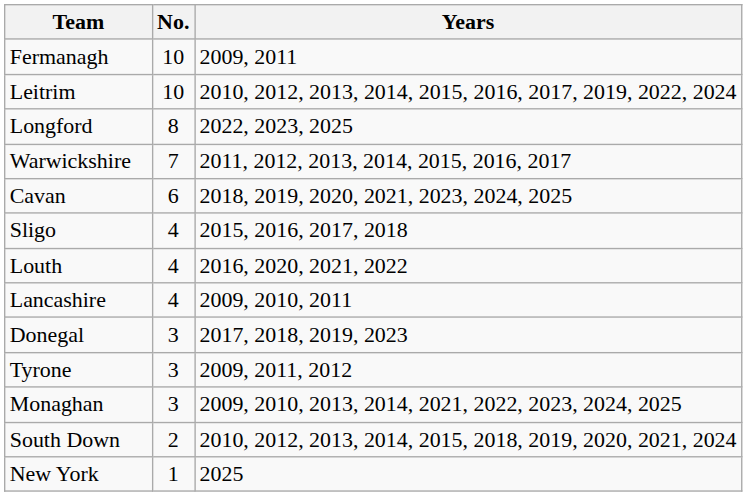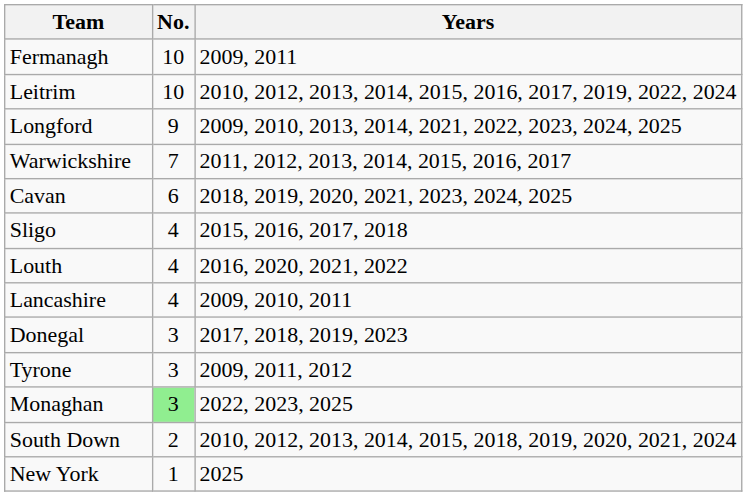(173, 126) 8 -> (173, 126) 9
(276, 126) 2022, 2023, 2025 -> (441, 126) 2009, 2010, 2013, 2014, 2021, 2022, 2023, 2024, 2025
(173, 404) no background -> (173, 404) lightgreen background
(441, 404) 2009, 2010, 2013, 2014, 2021, 2022, 2023, 2024, 2025 -> (276, 404) 2022, 2023, 2025
